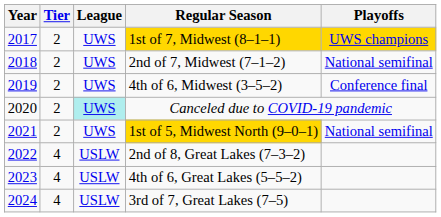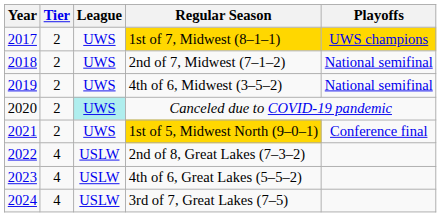(379, 85) Conference final -> (379, 85) National semifinal
(379, 131) National semifinal -> (379, 131) Conference final
